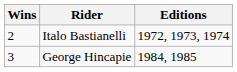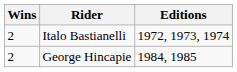(11, 56) 3 -> (11, 56) 2
